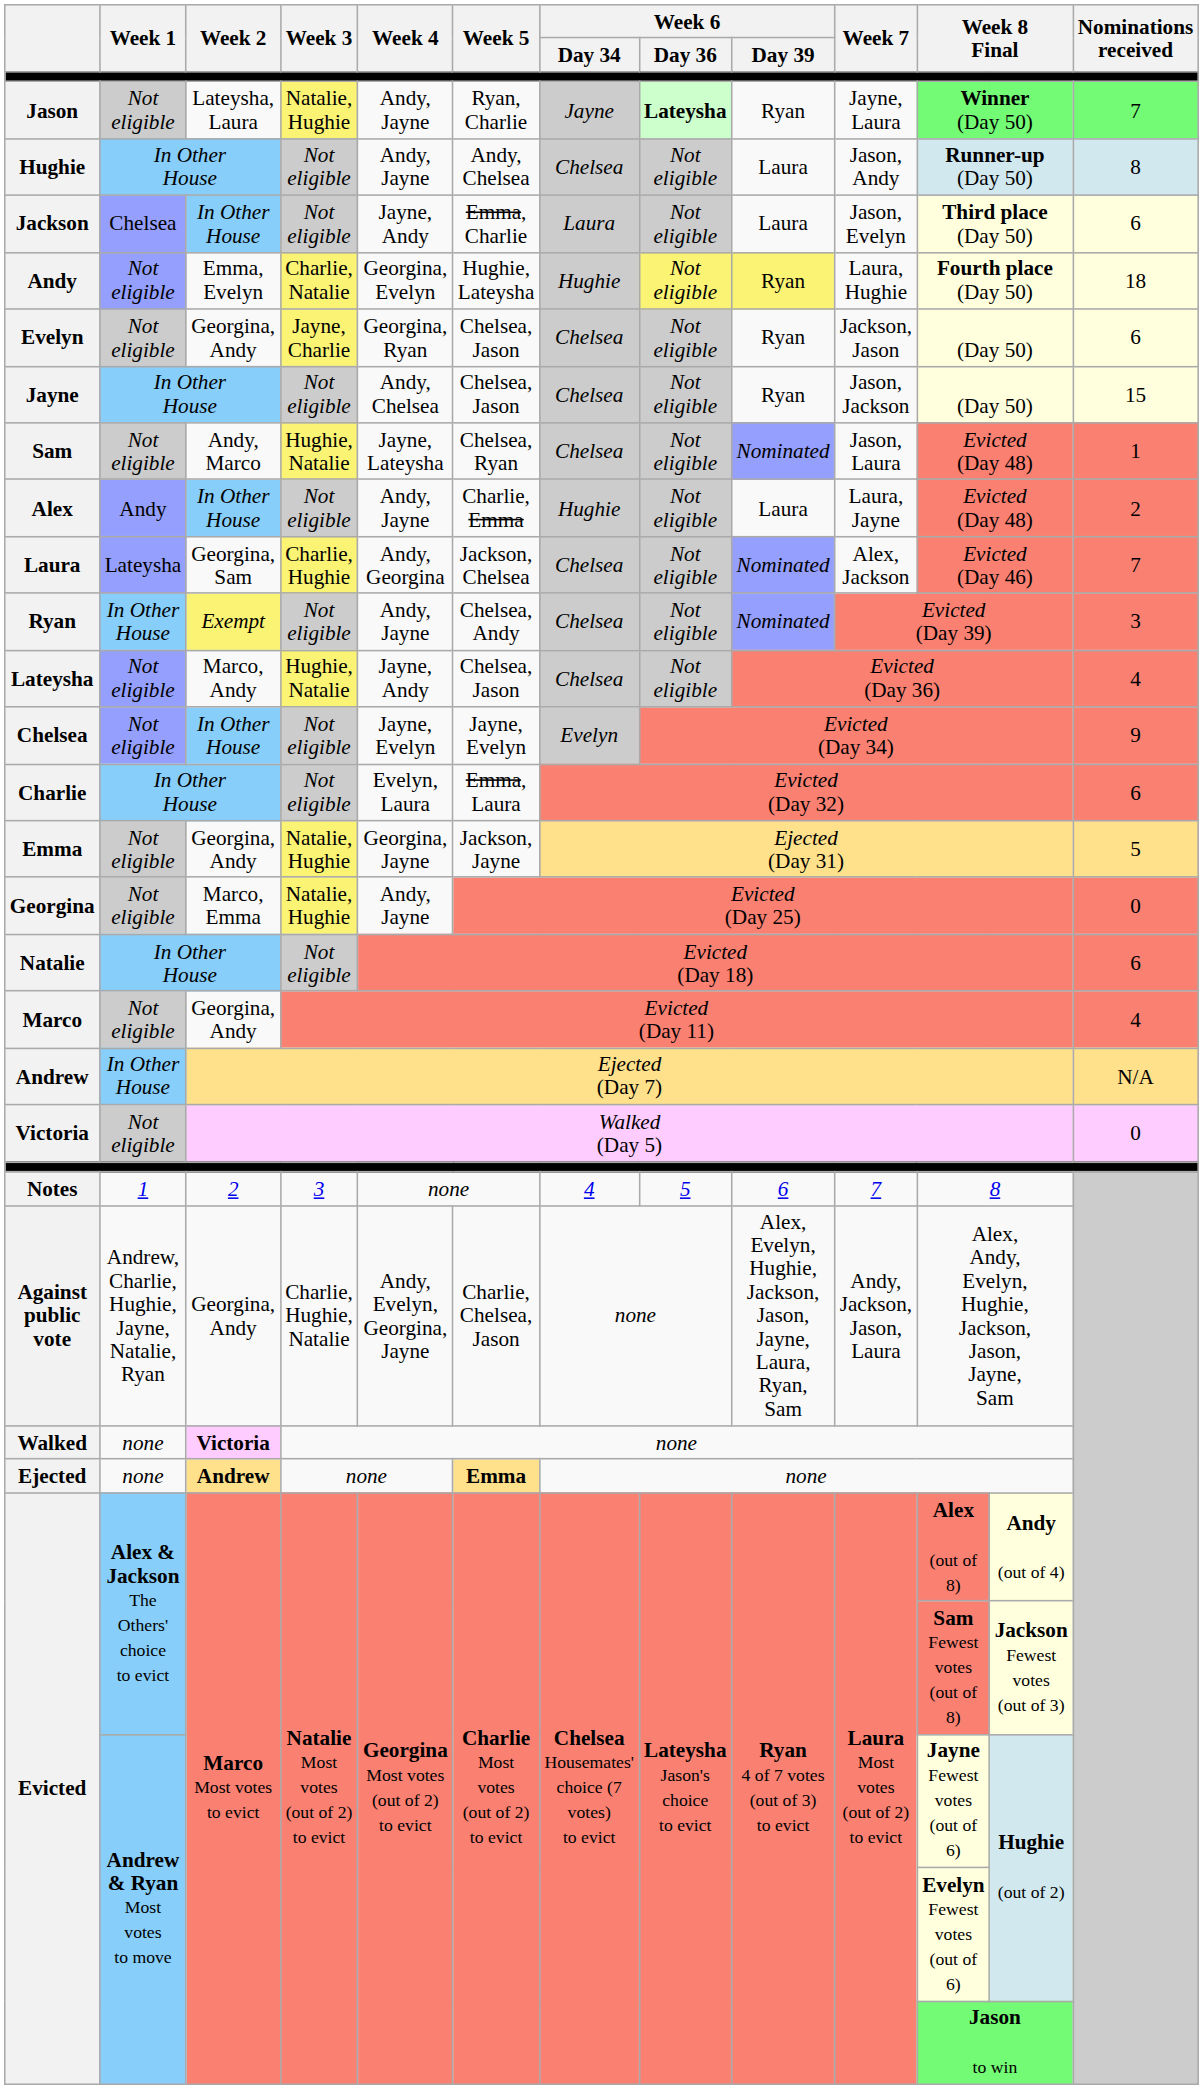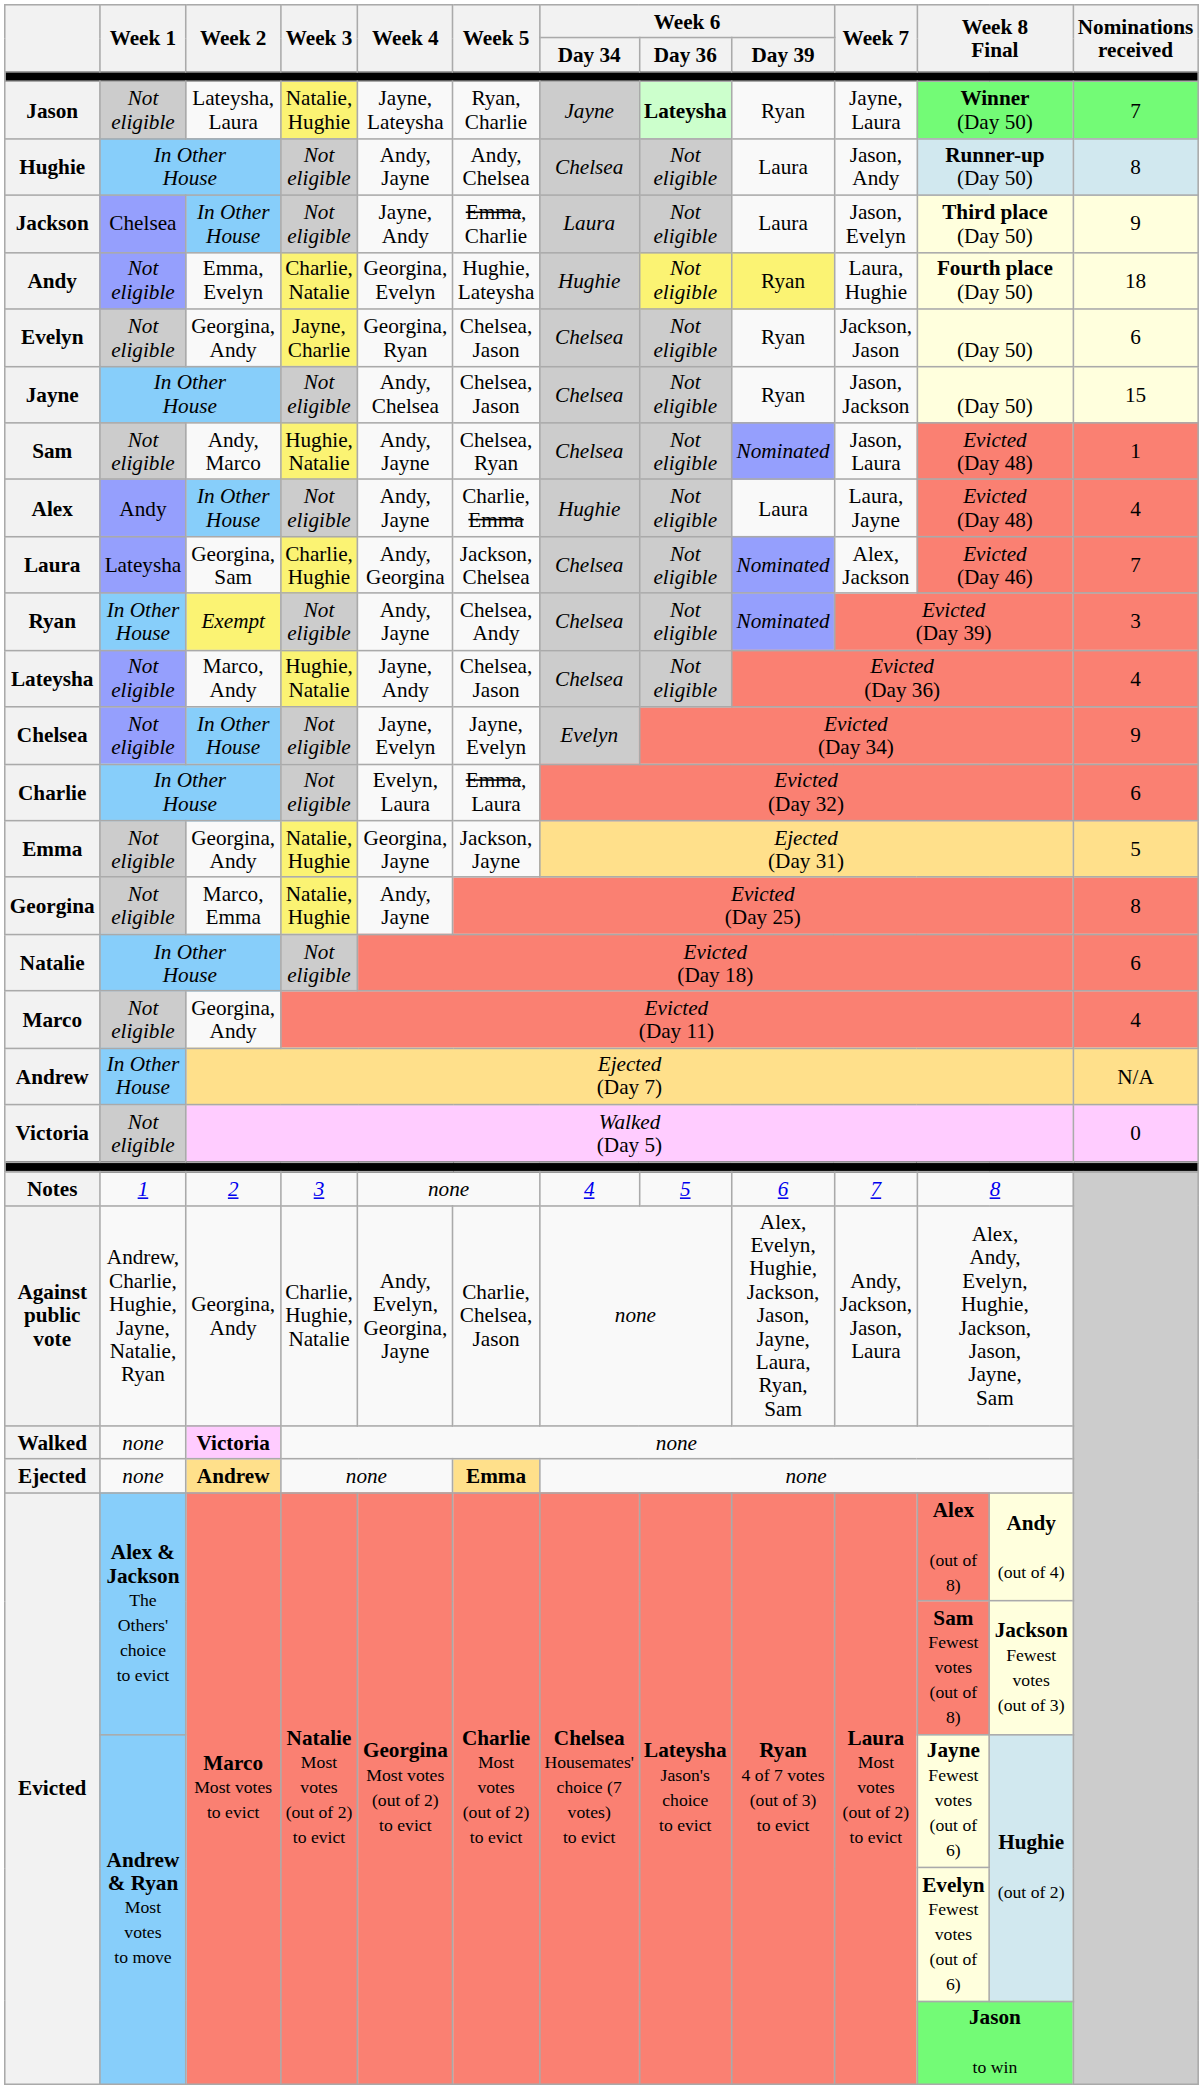(405, 110) Andy, Jayne -> (405, 110) Jayne, Lateysha
(1135, 223) 6 -> (1135, 223) 9
(405, 451) Jayne, Lateysha -> (405, 451) Andy, Jayne
(1135, 508) 2 -> (1135, 508) 4
(1135, 906) 0 -> (1135, 906) 8
